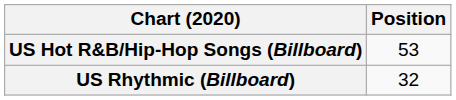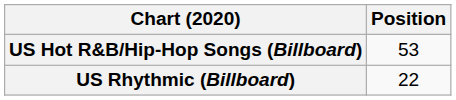(409, 79) 32 -> (409, 79) 22
